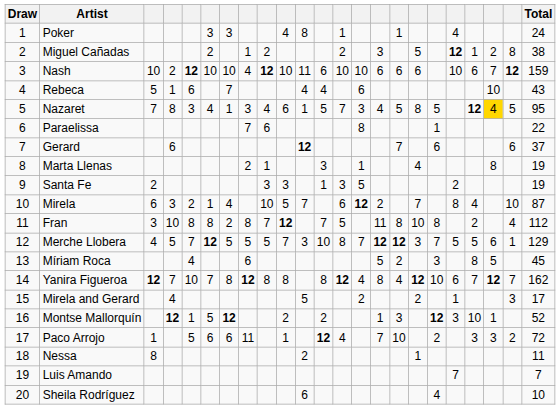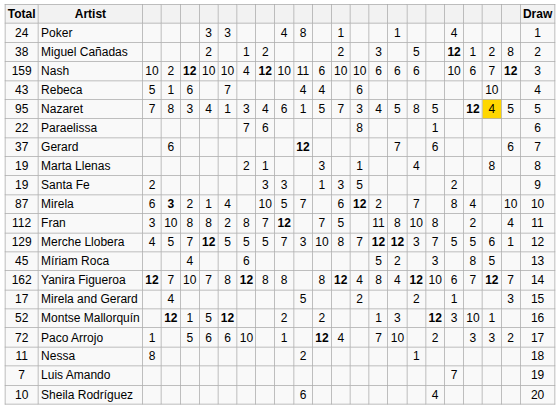columns swapped: (22, 14) <-> (538, 14)
(172, 204) normal -> (171, 204) bold
(248, 337) 11 -> (246, 337) 10
